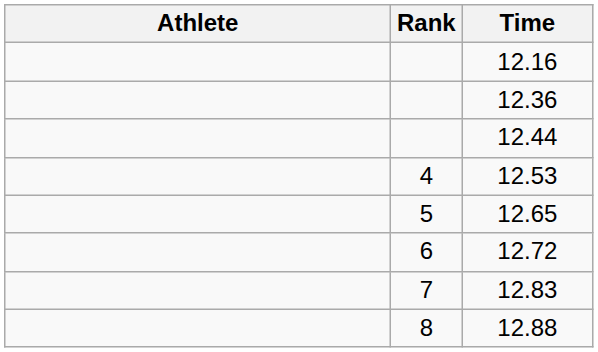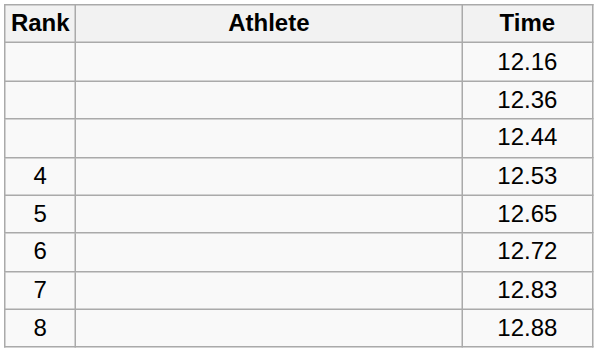columns swapped: (426, 23) <-> (198, 23)
